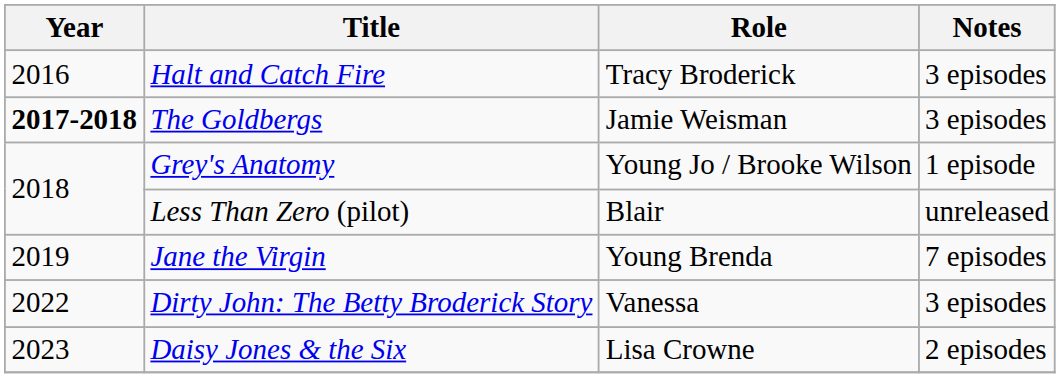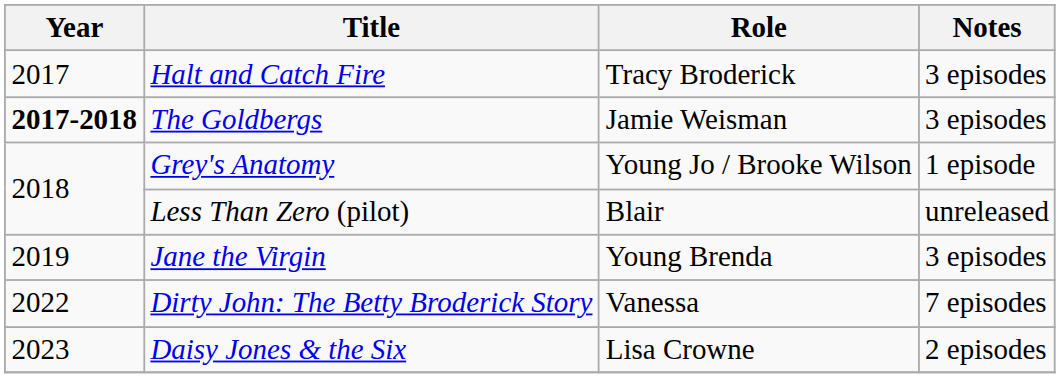(41, 73) 2016 -> (41, 73) 2017
(986, 257) 7 episodes -> (986, 257) 3 episodes
(986, 303) 3 episodes -> (986, 303) 7 episodes
